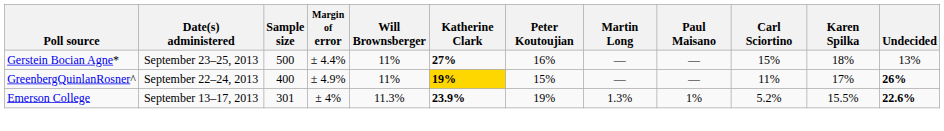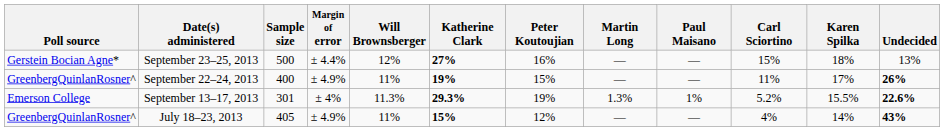(389, 60) 11% -> (389, 60) 12%
(444, 79) gold background -> (444, 79) no background
(449, 98) 23.9% -> (449, 98) 29.3%
+ row: (201, 117)
